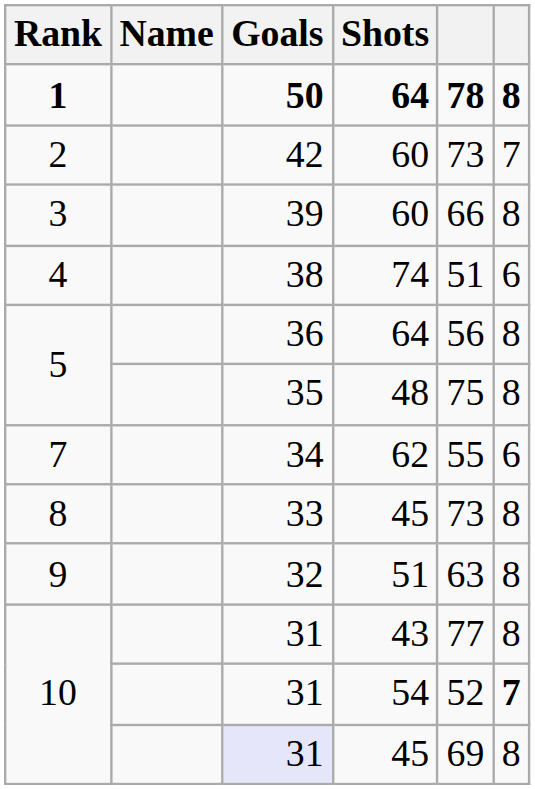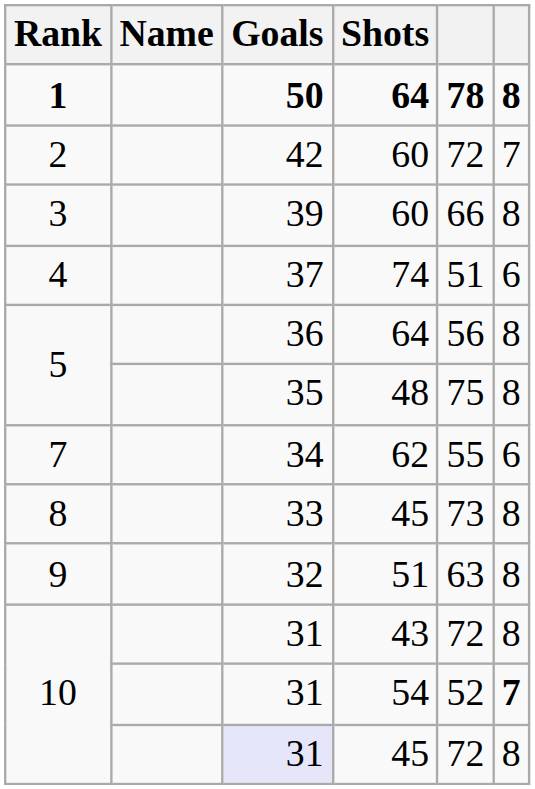(465, 154) 73 -> (465, 154) 72
(305, 273) 38 -> (305, 273) 37
(465, 633) 77 -> (465, 633) 72
(465, 753) 69 -> (465, 753) 72
